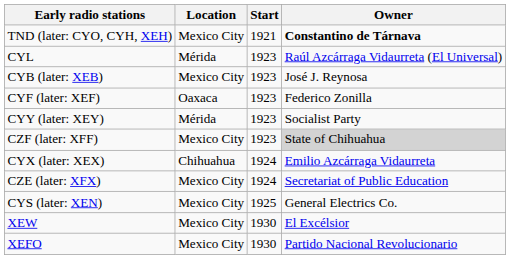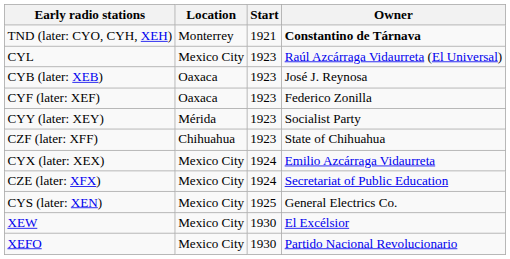(211, 35) Mexico City -> (206, 35) Monterrey
(197, 56) Mérida -> (211, 56) Mexico City
(211, 77) Mexico City -> (198, 77) Oaxaca
(211, 139) Mexico City -> (207, 139) Chihuahua
(335, 139) lightgrey background -> (335, 139) no background
(207, 160) Chihuahua -> (211, 160) Mexico City
